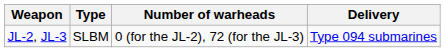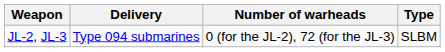columns swapped: (91, 15) <-> (373, 15)
